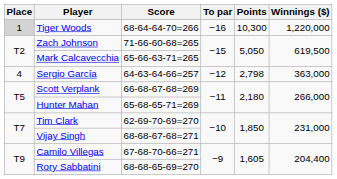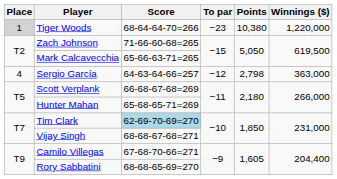(218, 27) −16 -> (218, 27) −23
(252, 27) 10,300 -> (252, 27) 10,380
(161, 120) no background -> (161, 120) lightblue background
